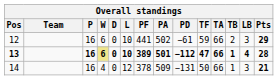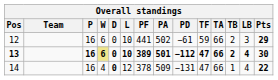(233, 54) 1 -> (233, 54) 2
(264, 54) 28 -> (264, 54) 30
(114, 68) normal -> (114, 68) bold
(204, 68) 50 -> (204, 68) 47
(247, 68) 3 -> (247, 68) 4
(264, 68) 21 -> (264, 68) 22
